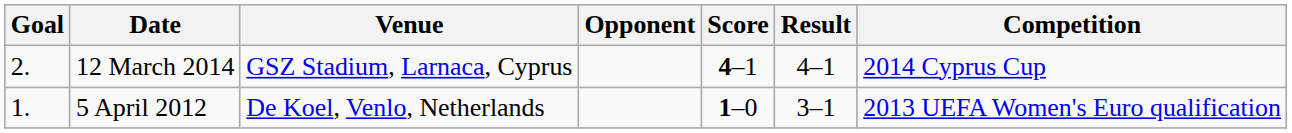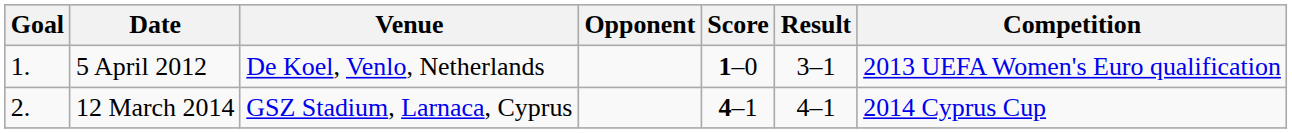rows swapped: (142, 107) <-> (155, 66)
